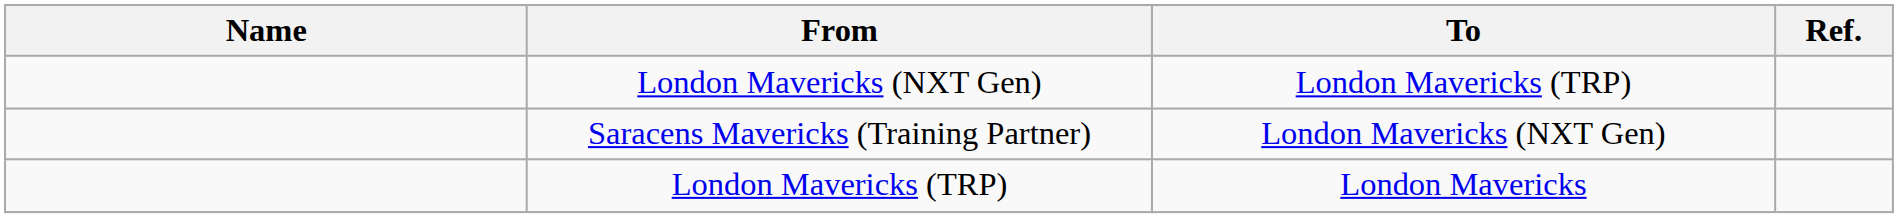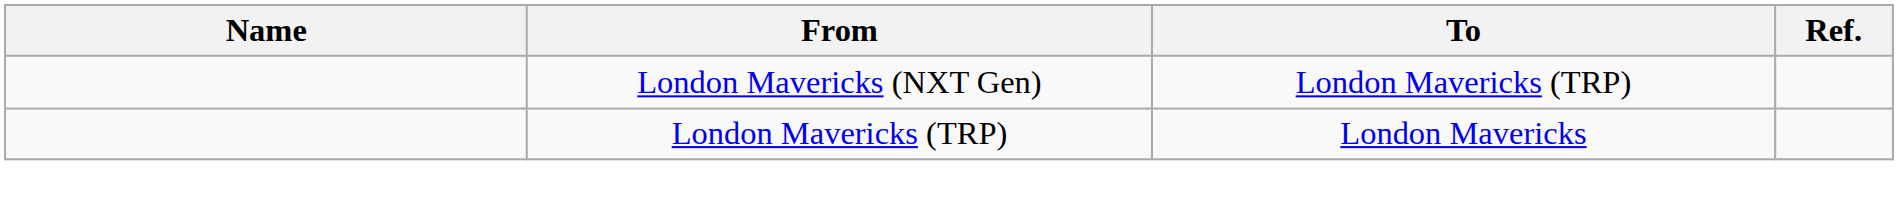- row: (839, 133)
